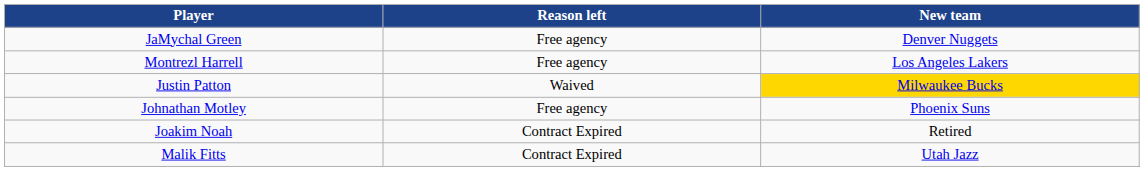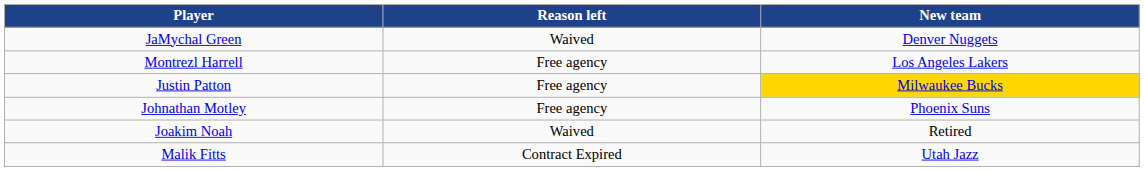(572, 39) Free agency -> (572, 39) Waived
(572, 85) Waived -> (572, 85) Free agency
(572, 131) Contract Expired -> (572, 131) Waived
